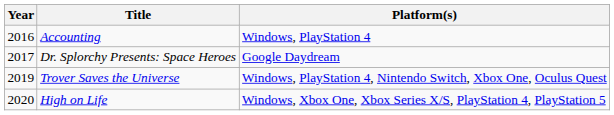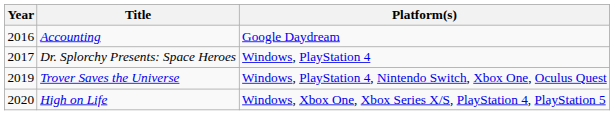(306, 36) Windows, PlayStation 4 -> (291, 36) Google Daydream
(291, 57) Google Daydream -> (306, 57) Windows, PlayStation 4
